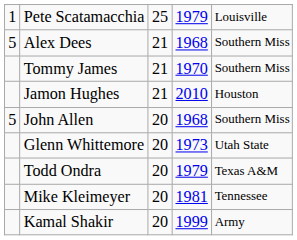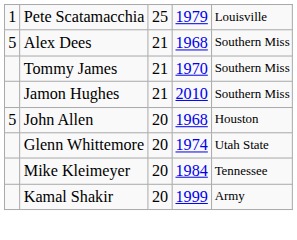(237, 94) Houston -> (252, 94) Southern Miss
(252, 119) Southern Miss -> (237, 119) Houston
(192, 145) 1973 -> (192, 145) 1974
- row: (62, 171)
(192, 196) 1981 -> (192, 171) 1984
